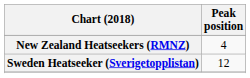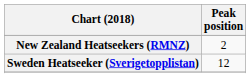(224, 44) 4 -> (224, 44) 2
